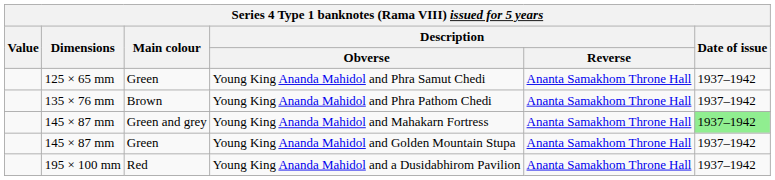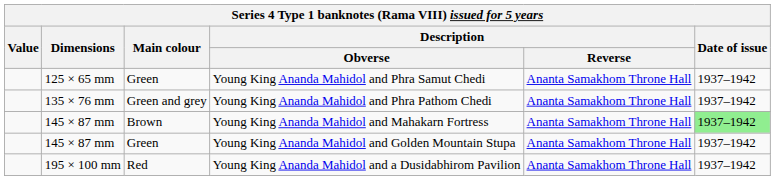(144, 101) Brown -> (167, 101) Green and grey
(167, 122) Green and grey -> (144, 122) Brown
